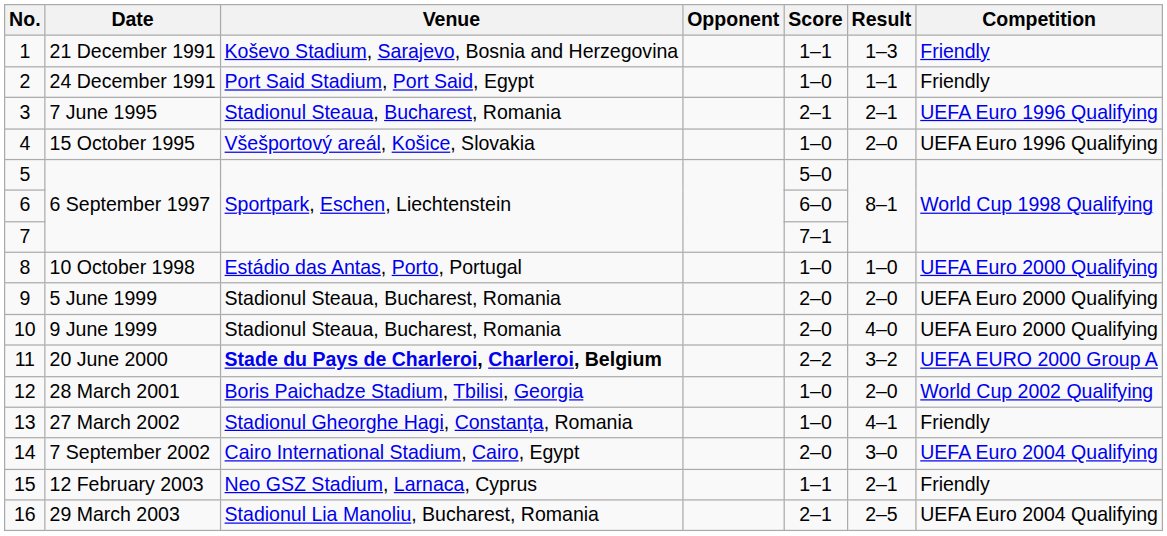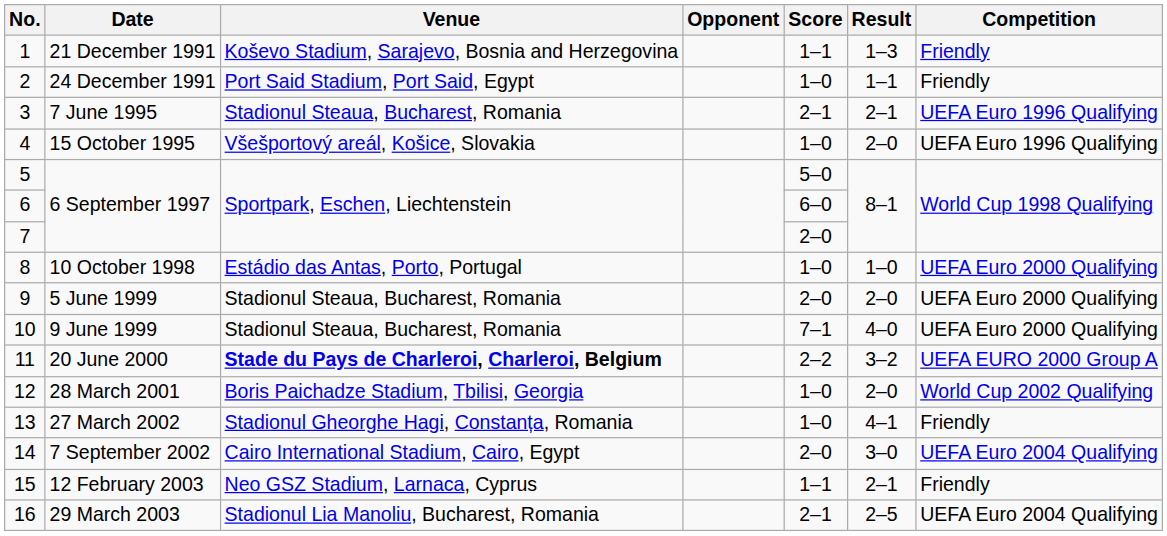(815, 236) 7–1 -> (815, 236) 2–0
(815, 329) 2–0 -> (815, 329) 7–1
